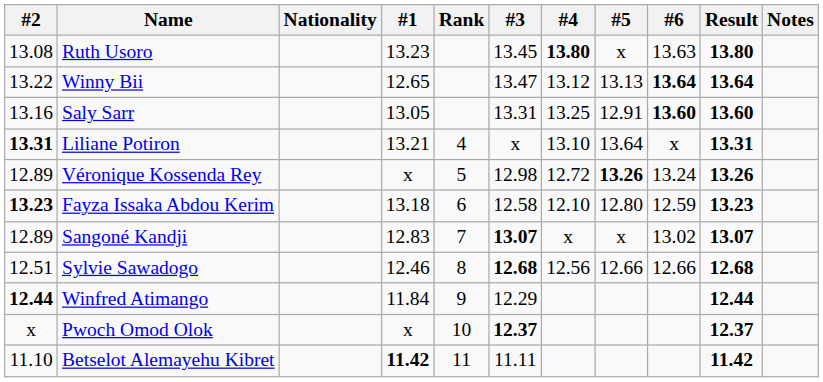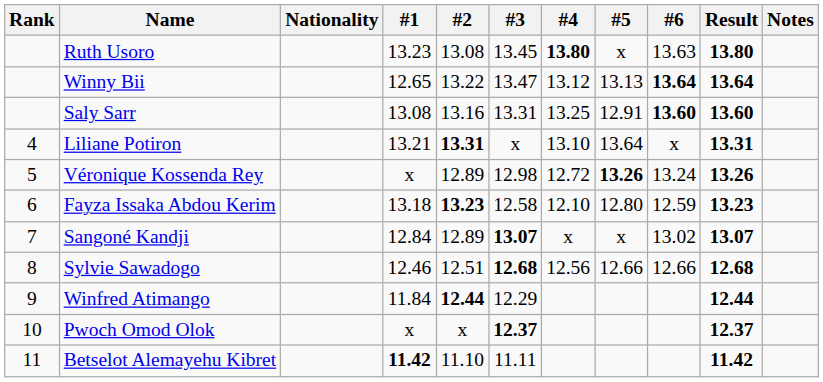columns swapped: (462, 19) <-> (31, 19)
(408, 112) 13.05 -> (409, 112) 13.08
(408, 236) 12.83 -> (409, 236) 12.84
